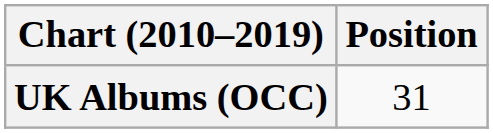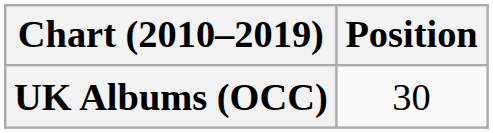(412, 95) 31 -> (412, 95) 30
